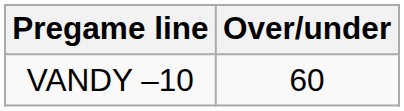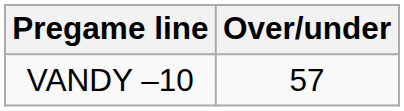(307, 79) 60 -> (307, 79) 57
